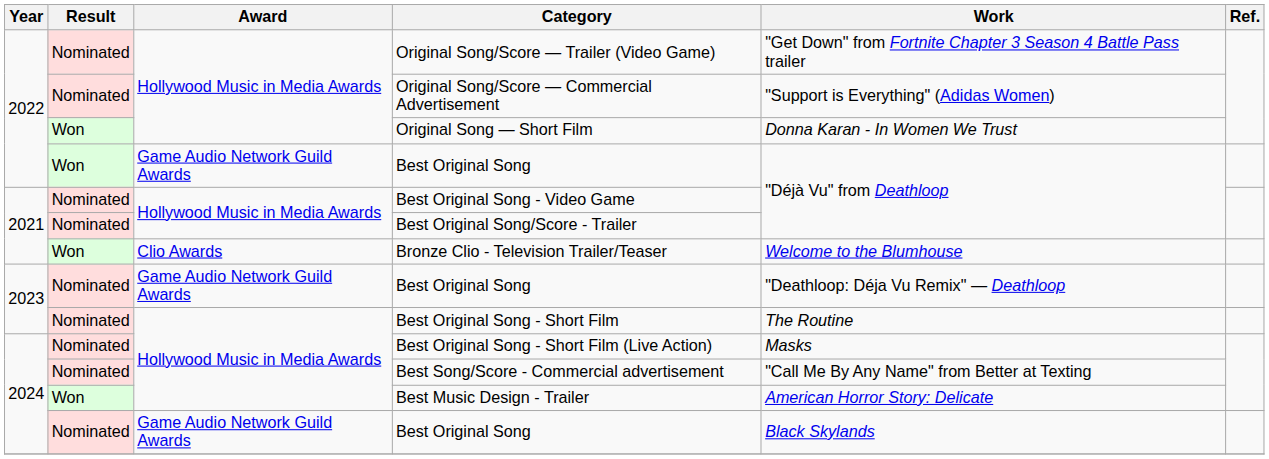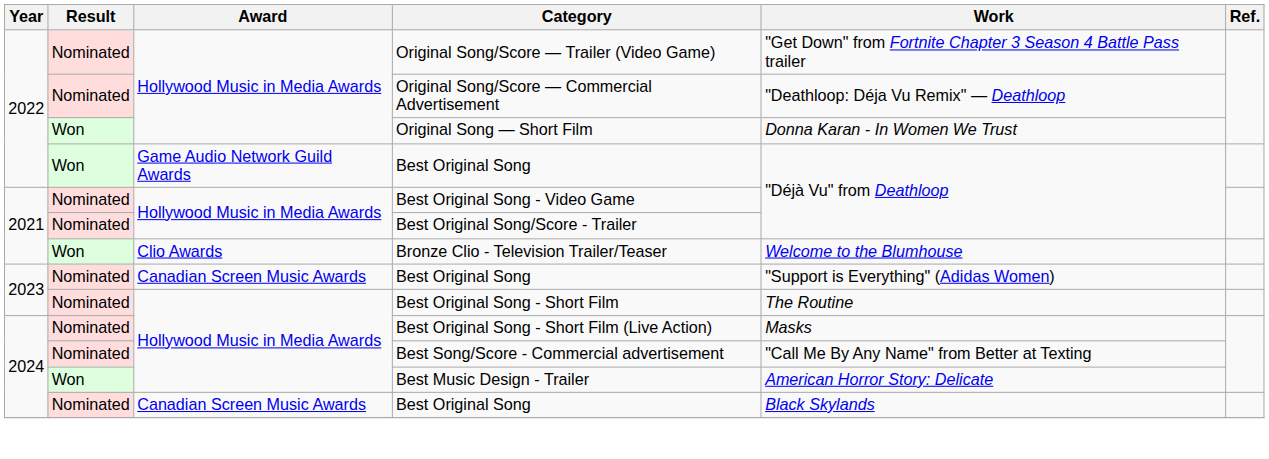(910, 95) "Support is Everything" (Adidas Women) -> (915, 95) "Deathloop: Déja Vu Remix" — Deathloop
(235, 285) Game Audio Network Guild Awards -> (252, 276) Canadian Screen Music Awards
(915, 285) "Deathloop: Déja Vu Remix" — Deathloop -> (910, 276) "Support is Everything" (Adidas Women)
(235, 432) Game Audio Network Guild Awards -> (252, 405) Canadian Screen Music Awards
